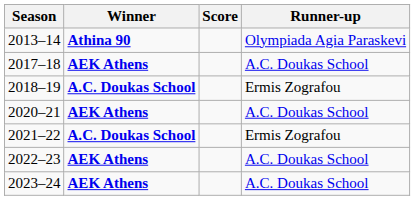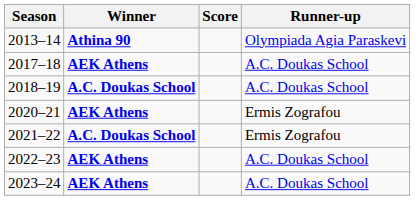(293, 87) Ermis Zografou -> (307, 87) A.C. Doukas School
(307, 111) A.C. Doukas School -> (293, 111) Ermis Zografou
